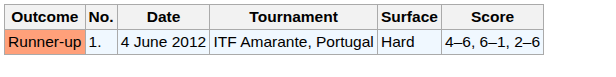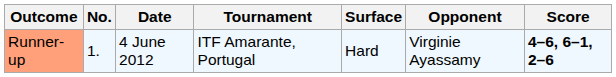+ column: (465, 16)
(493, 41) normal -> (560, 50) bold
